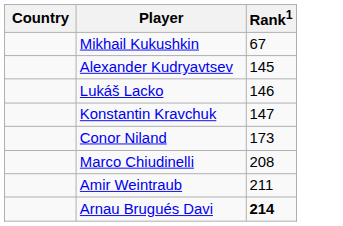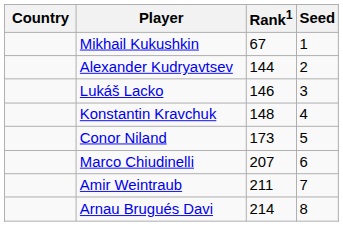+ column: (317, 18)
(262, 67) 145 -> (262, 67) 144
(262, 114) 147 -> (262, 114) 148
(262, 161) 208 -> (262, 161) 207
(262, 209) bold -> (262, 209) normal
